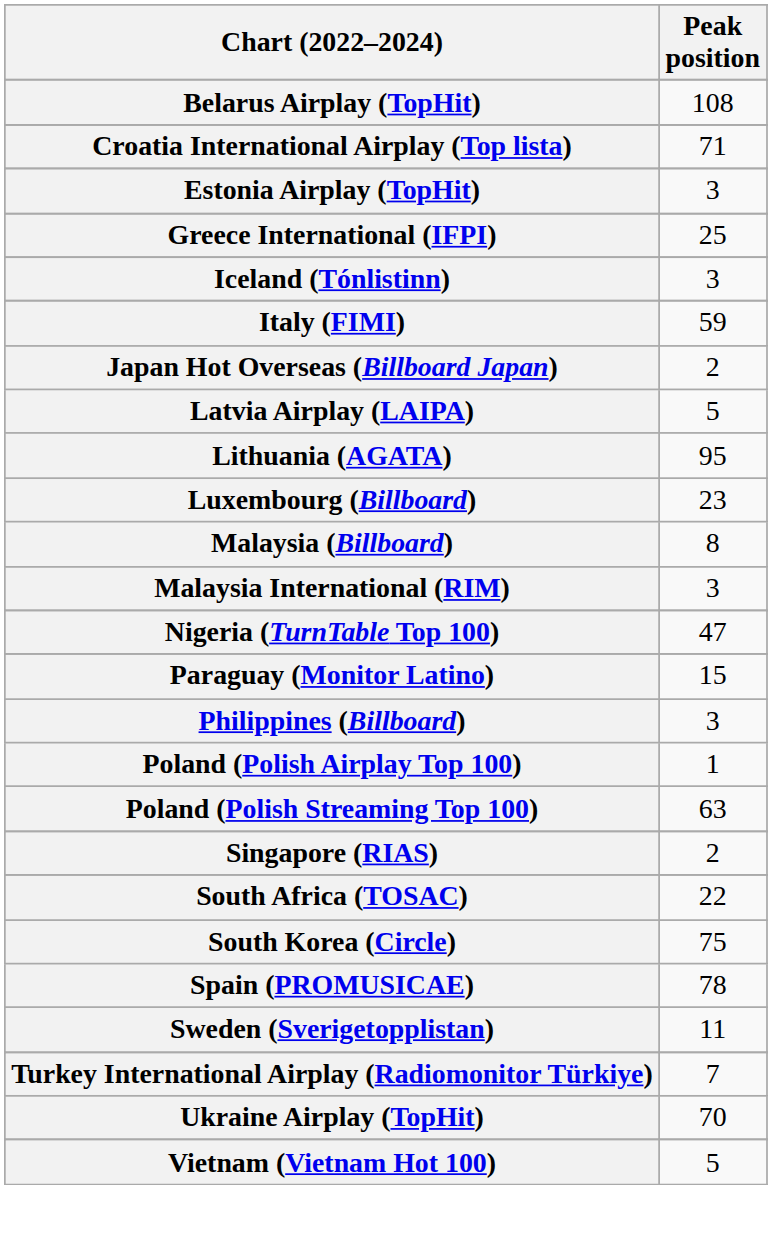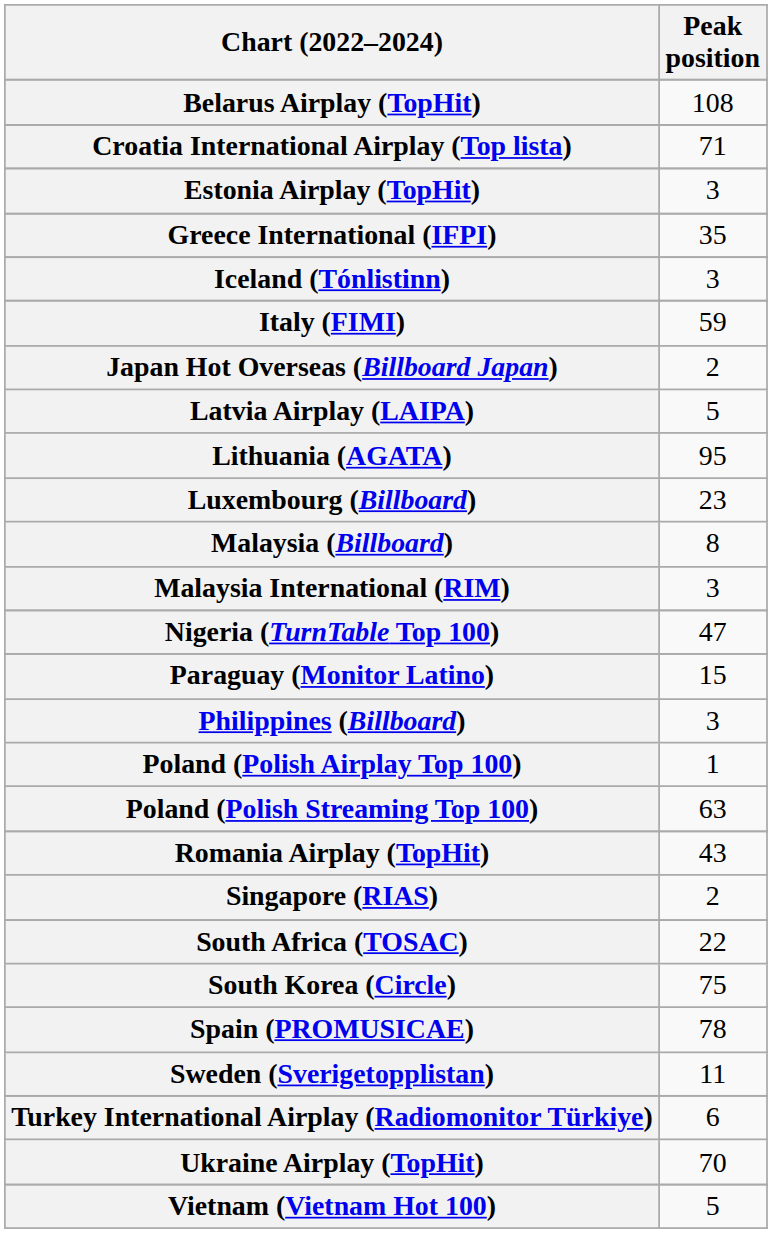(713, 234) 25 -> (713, 234) 35
+ row: (332, 852)
(713, 1073) 7 -> (713, 1117) 6
